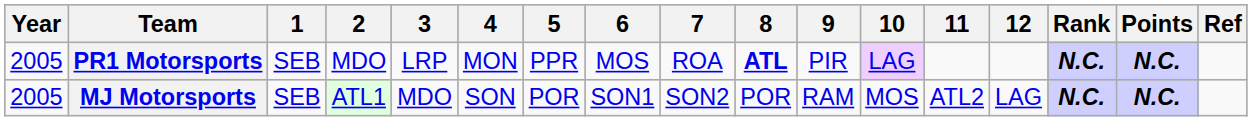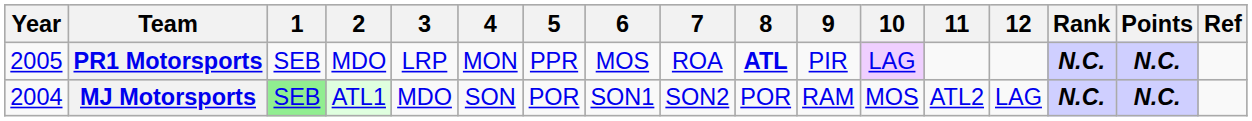(36, 98) 2005 -> (36, 98) 2004
(297, 98) no background -> (297, 98) lightgreen background
